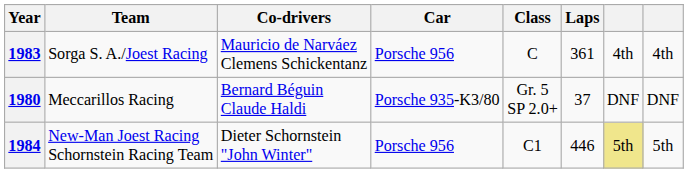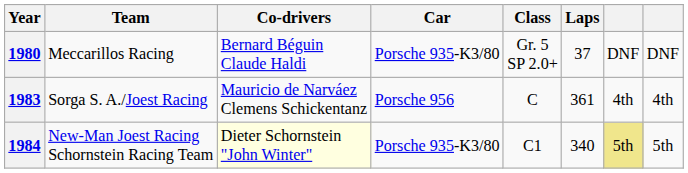rows swapped: (24, 99) <-> (24, 54)
(281, 145) no background -> (281, 145) lightyellow background
(414, 145) Porsche 956 -> (437, 145) Porsche 935-K3/80
(582, 145) 446 -> (582, 145) 340
